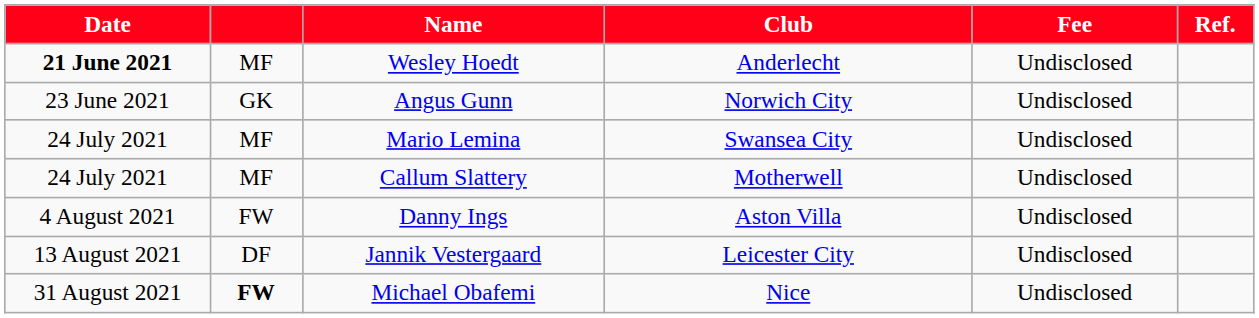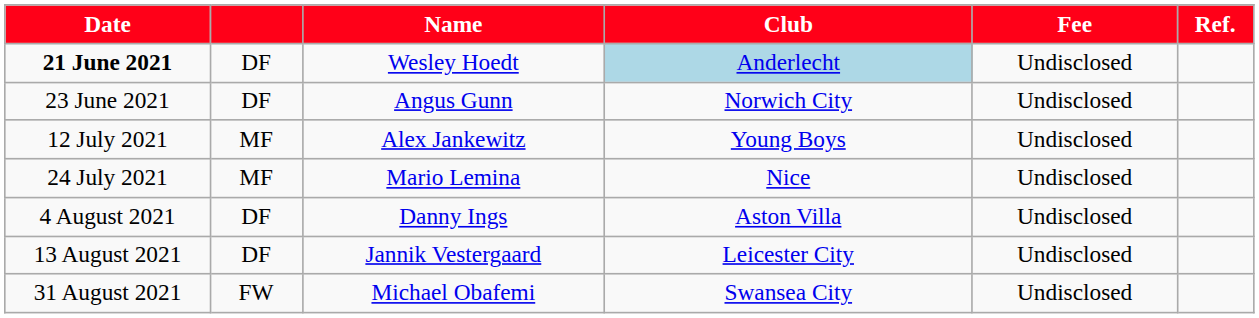(256, 62) MF -> (256, 62) DF
(788, 62) no background -> (788, 62) lightblue background
(256, 101) GK -> (256, 101) DF
+ row: (453, 139)
(788, 139) Swansea City -> (788, 178) Nice
- row: (453, 178)
(256, 216) FW -> (256, 216) DF
(256, 293) bold -> (256, 293) normal
(788, 293) Nice -> (788, 293) Swansea City
